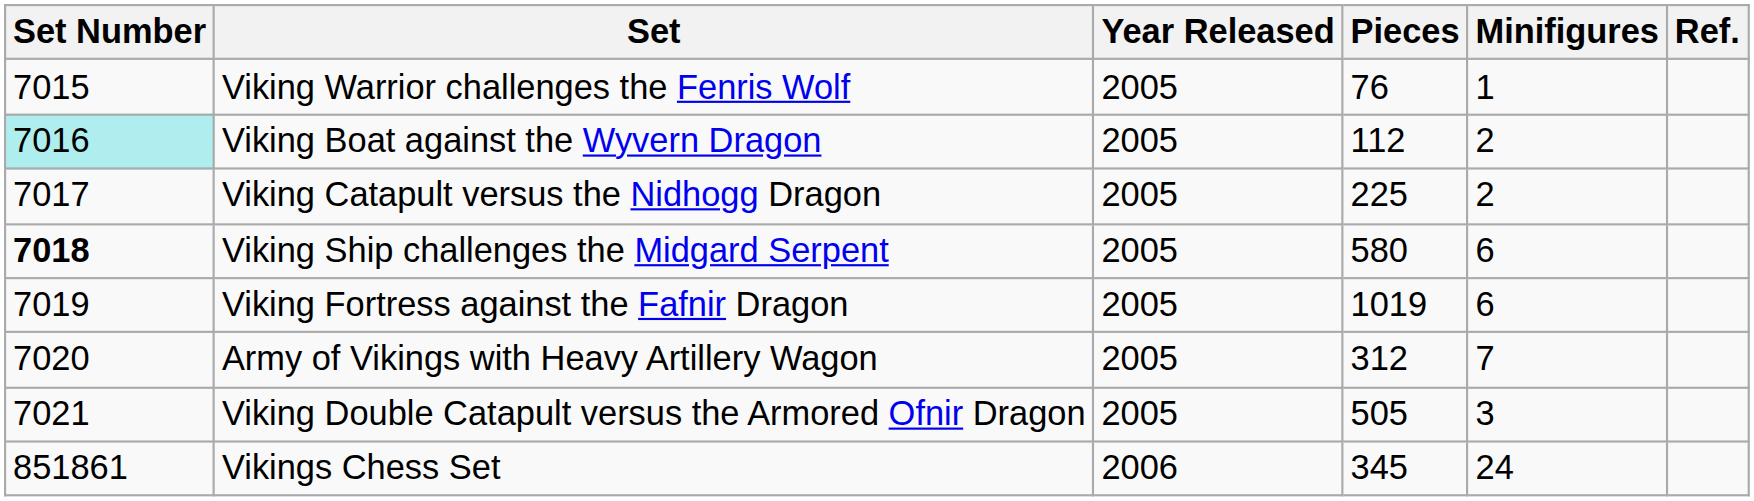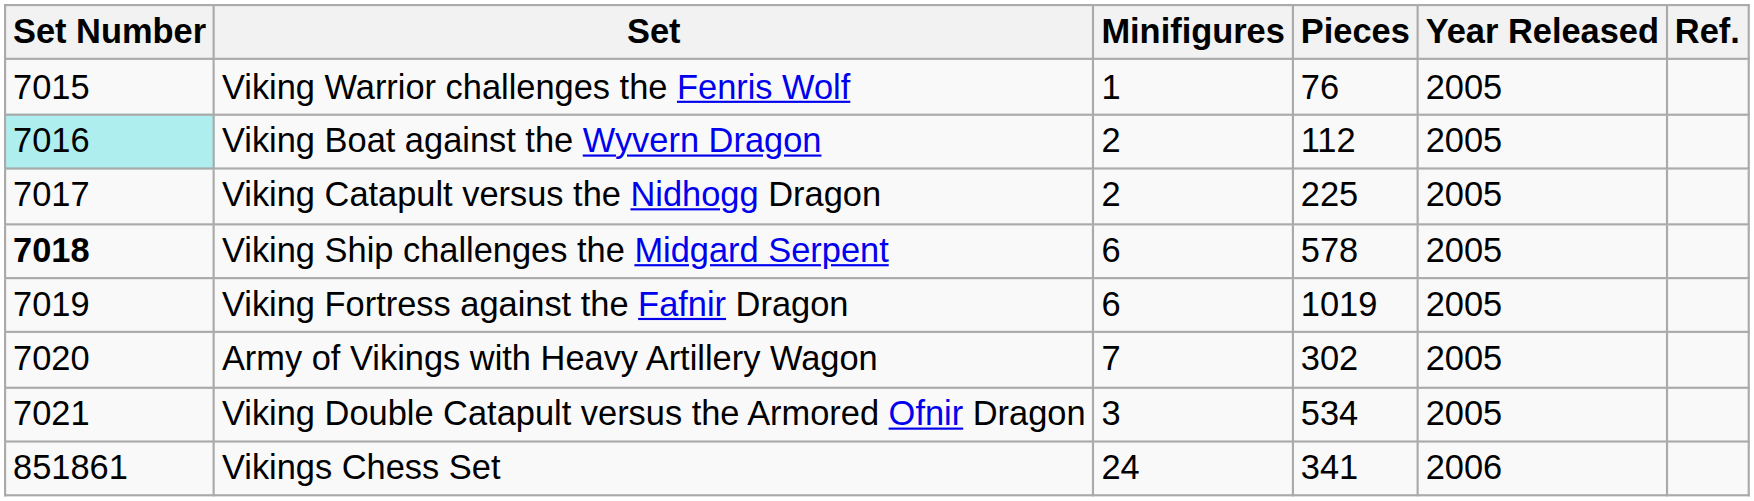columns swapped: (1218, 31) <-> (1567, 31)
(1379, 250) 580 -> (1329, 250) 578
(1379, 359) 312 -> (1329, 359) 302
(1379, 413) 505 -> (1329, 413) 534
(1379, 468) 345 -> (1329, 468) 341
